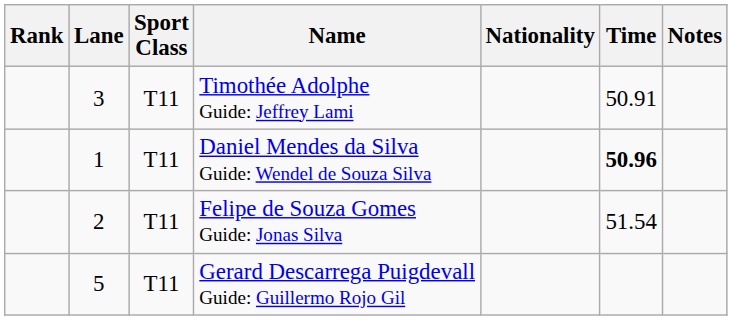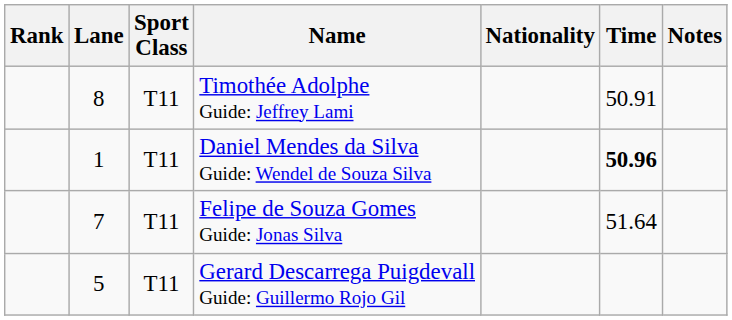(99, 97) 3 -> (99, 97) 8
(99, 221) 2 -> (99, 221) 7
(631, 221) 51.54 -> (631, 221) 51.64
